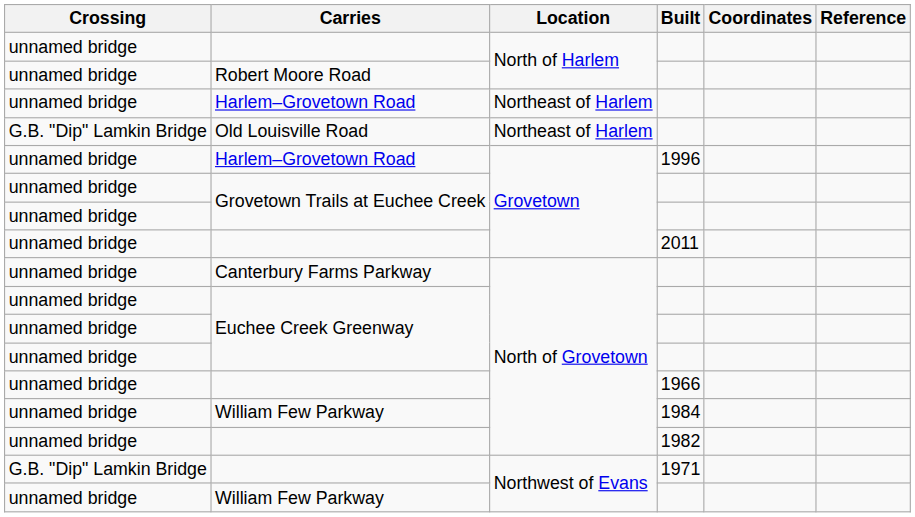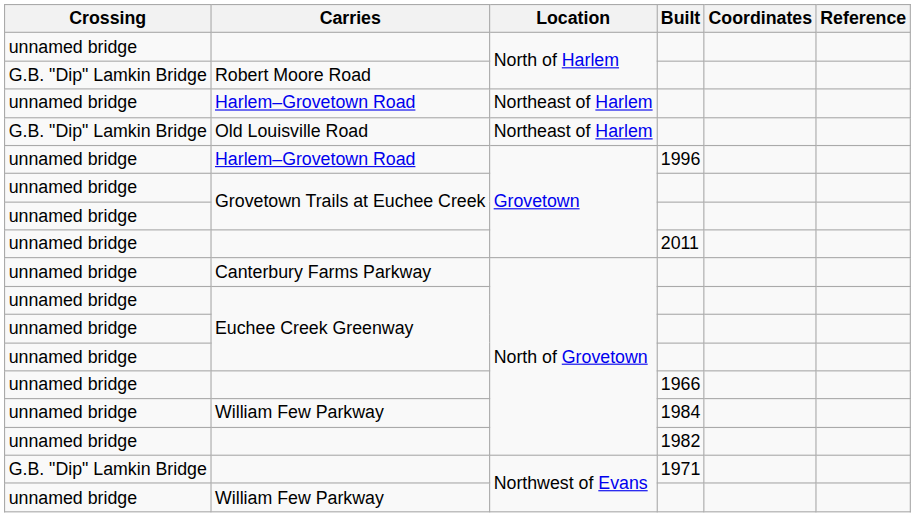(73, 74) unnamed bridge -> (108, 74) G.B. "Dip" Lamkin Bridge
